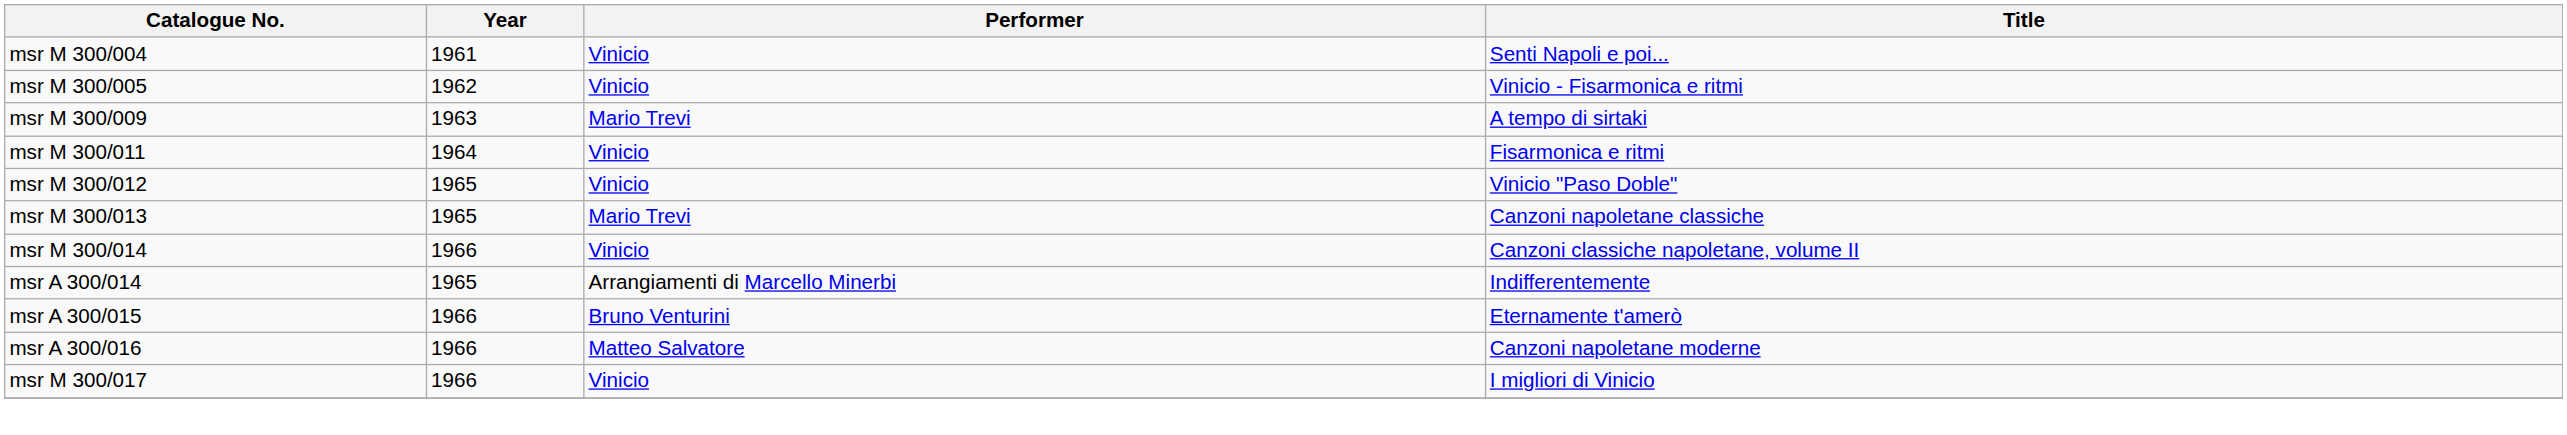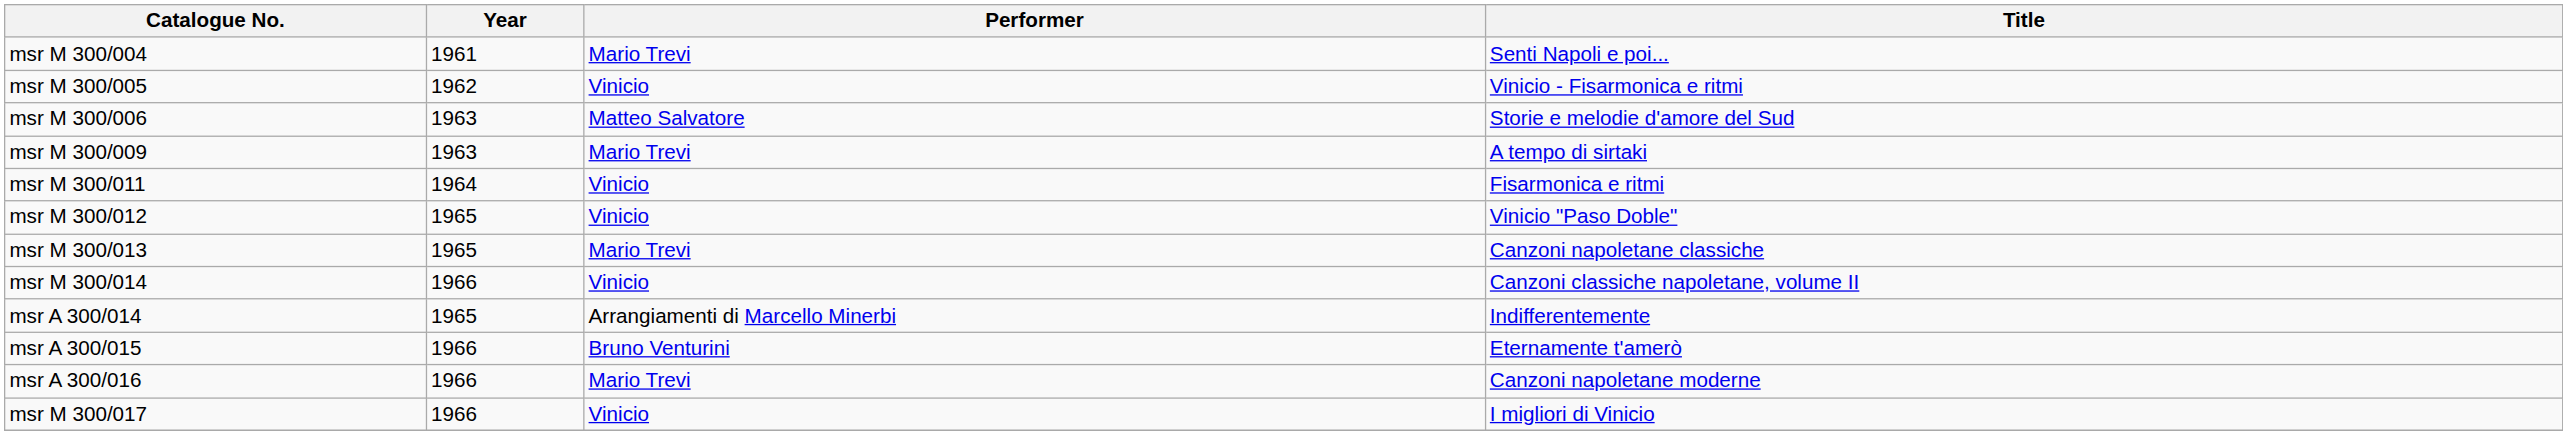(619, 53) Vinicio -> (640, 53) Mario Trevi
+ row: (78, 119)
(667, 348) Matteo Salvatore -> (640, 380) Mario Trevi
